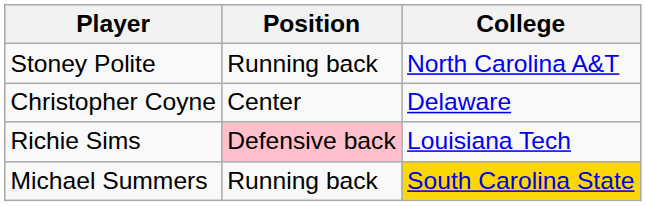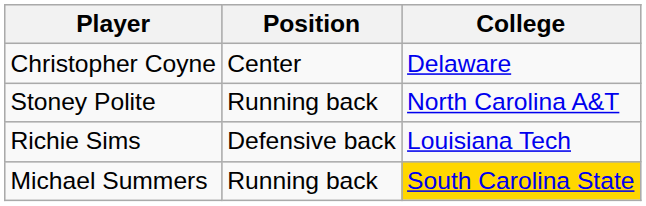rows swapped: (113, 102) <-> (83, 63)
(311, 141) pink background -> (311, 141) no background
